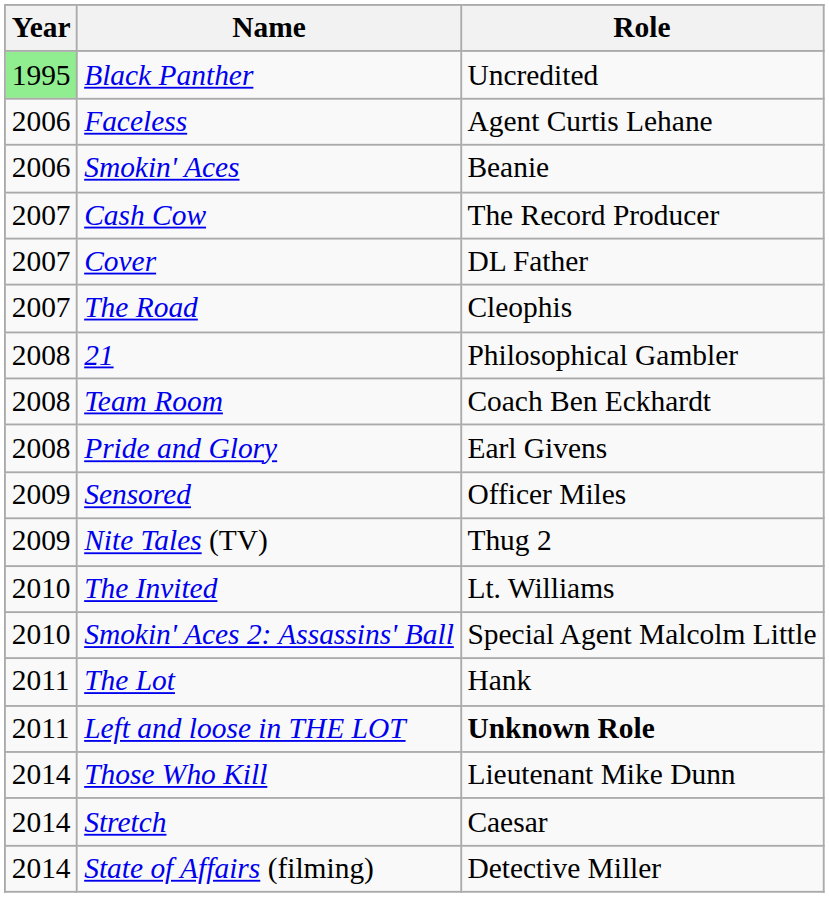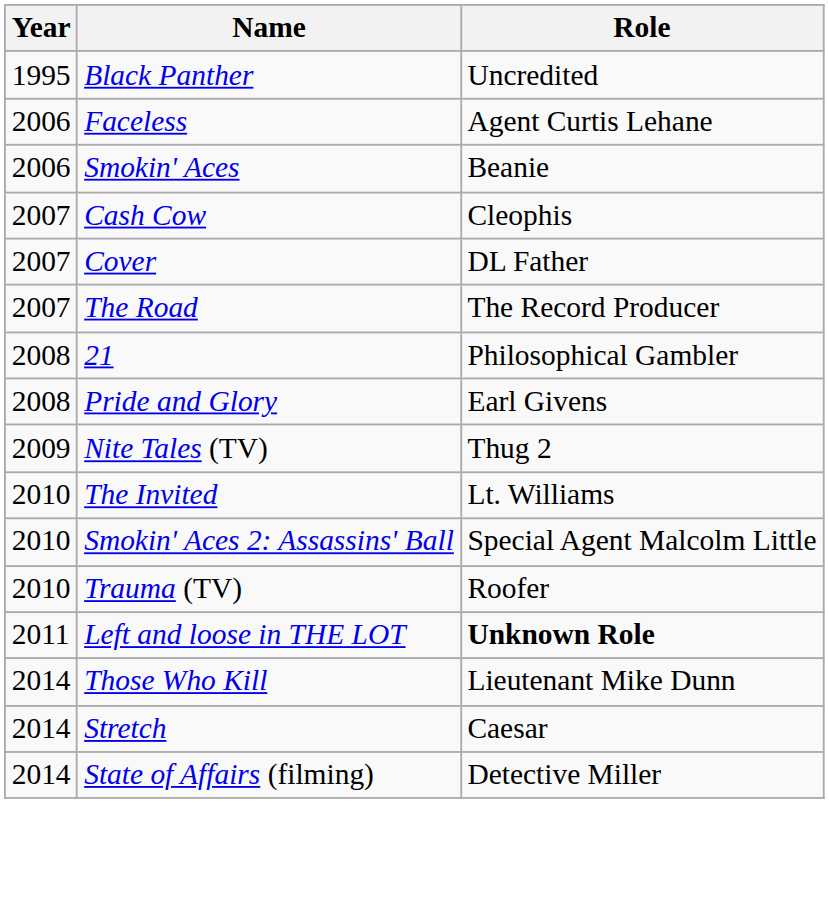(41, 74) lightgreen background -> (41, 74) no background
(593, 214) The Record Producer -> (520, 214) Cleophis
(520, 307) Cleophis -> (593, 307) The Record Producer
- row: (154, 401)
- row: (138, 494)
+ row: (163, 588)
- row: (130, 681)
